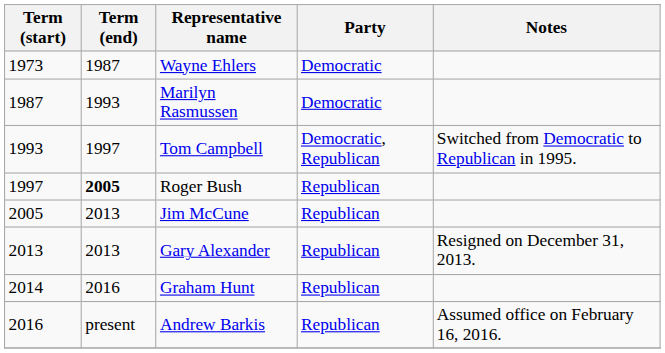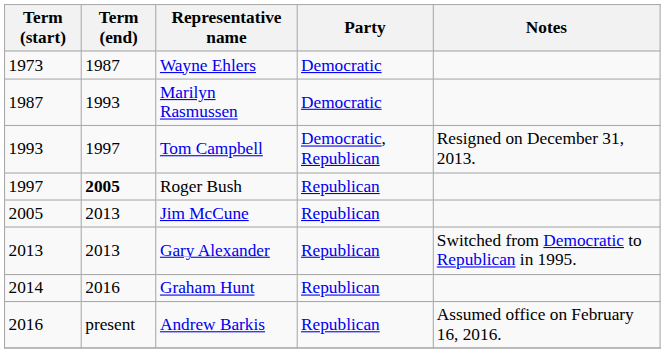(539, 149) Switched from Democratic to Republican in 1995. -> (530, 149) Resigned on December 31, 2013.
(530, 250) Resigned on December 31, 2013. -> (539, 250) Switched from Democratic to Republican in 1995.
